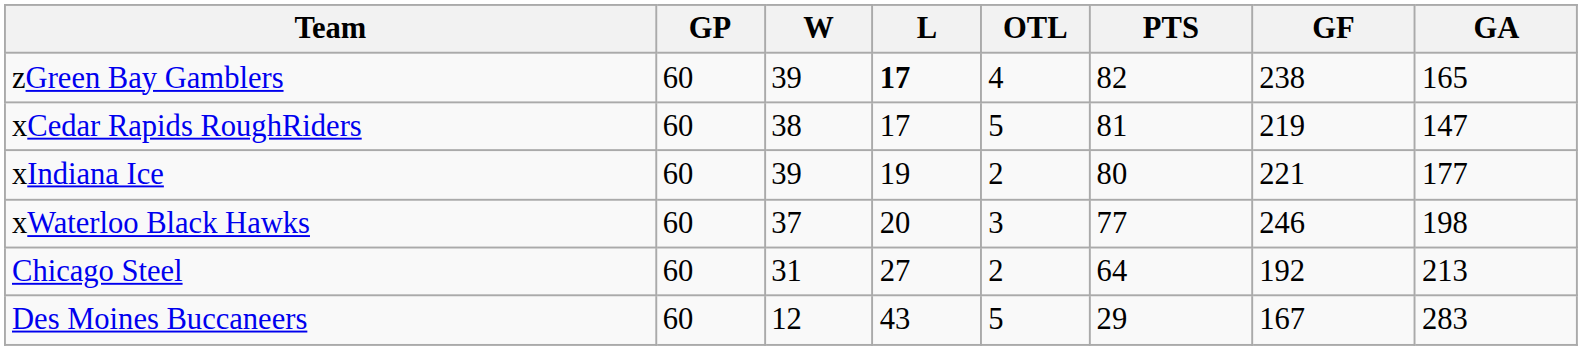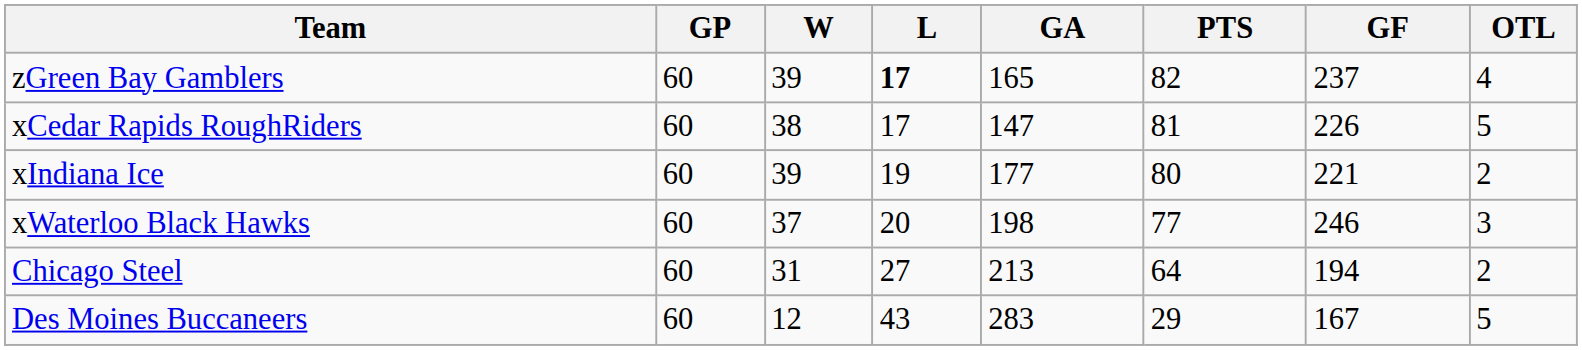columns swapped: (1035, 28) <-> (1496, 28)
(1282, 77) 238 -> (1336, 77) 237
(1282, 125) 219 -> (1336, 125) 226
(1282, 271) 192 -> (1336, 271) 194
